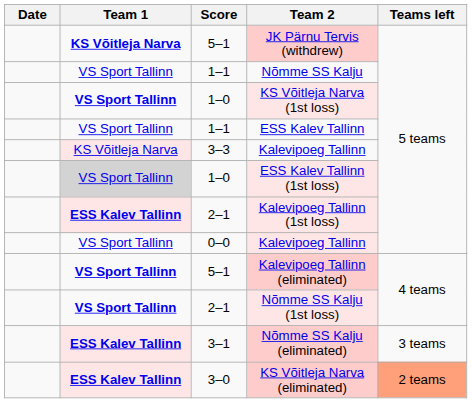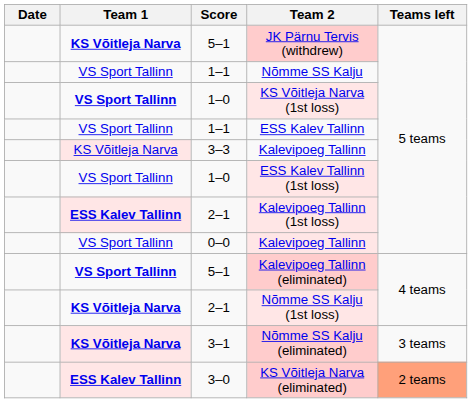(126, 178) lightgrey background -> (126, 178) no background
(126, 307) VS Sport Tallinn -> (126, 307) KS Võitleja Narva
(126, 343) ESS Kalev Tallinn -> (126, 343) KS Võitleja Narva
